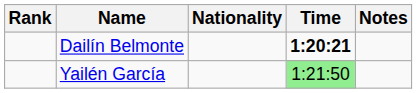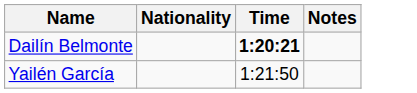- column: (30, 18)
(321, 74) lightgreen background -> (269, 74) no background
